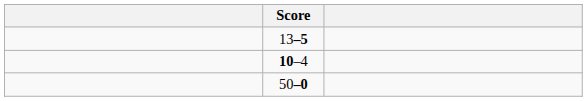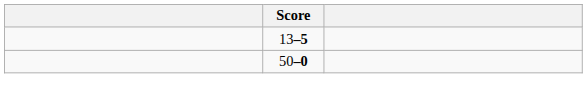- row: (293, 61)
